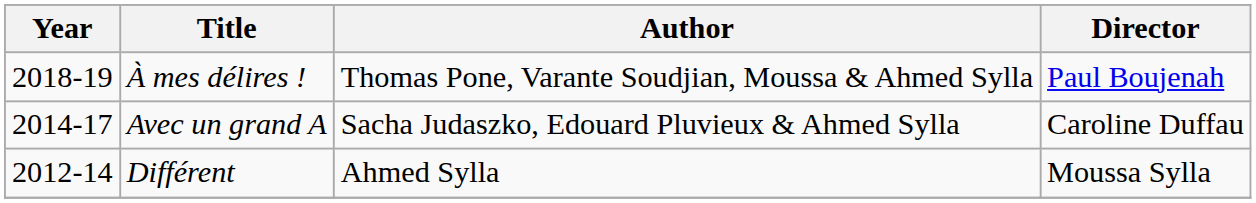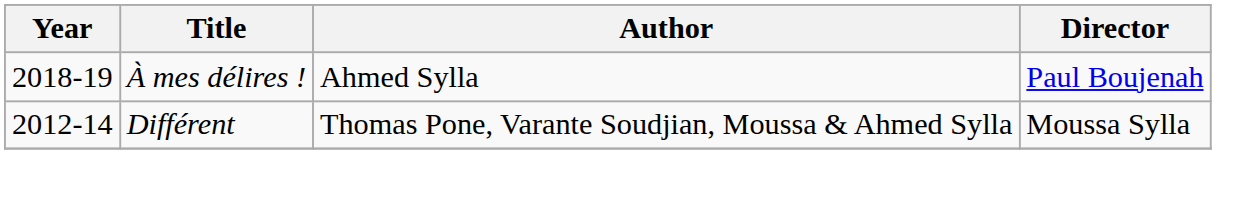(687, 76) Thomas Pone, Varante Soudjian, Moussa & Ahmed Sylla -> (399, 76) Ahmed Sylla
- row: (227, 124)
(420, 172) Ahmed Sylla -> (666, 124) Thomas Pone, Varante Soudjian, Moussa & Ahmed Sylla
